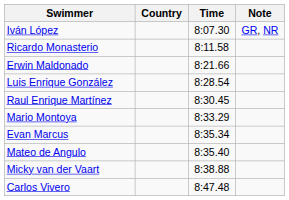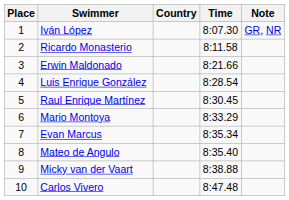+ column: (21, 12)
